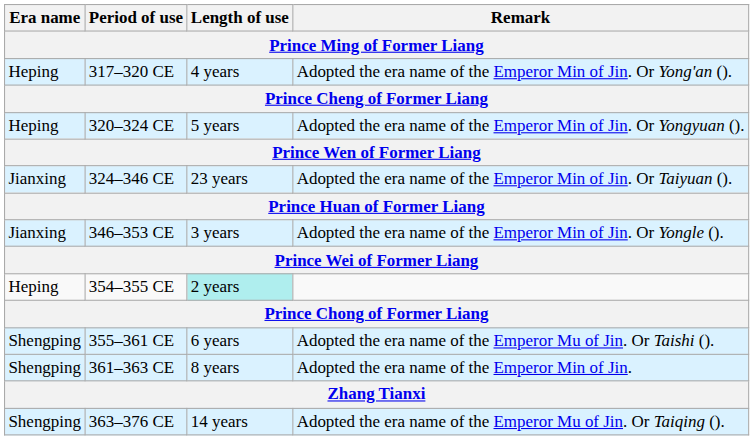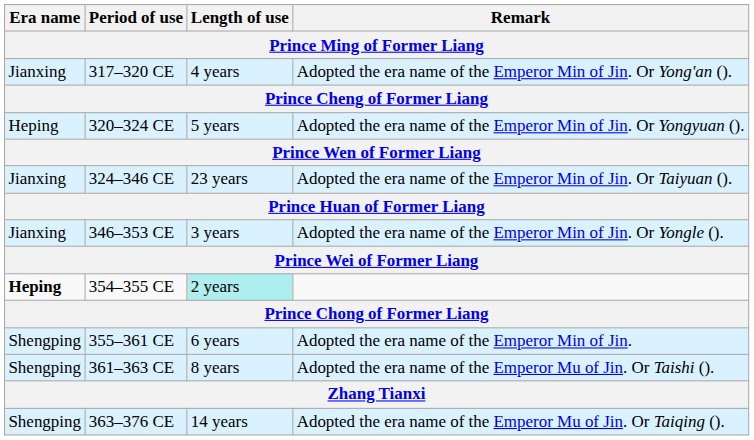(33, 71) Heping -> (37, 71) Jianxing
(33, 286) normal -> (35, 286) bold
(505, 340) Adopted the era name of the Emperor Mu of Jin. Or Taishi (). -> (464, 340) Adopted the era name of the Emperor Min of Jin.
(464, 367) Adopted the era name of the Emperor Min of Jin. -> (505, 367) Adopted the era name of the Emperor Mu of Jin. Or Taishi ().
